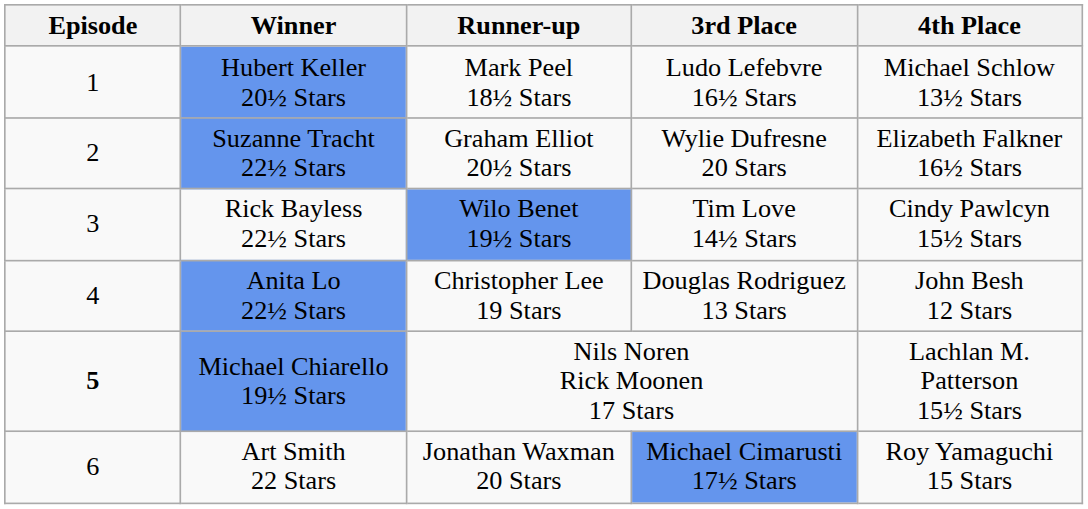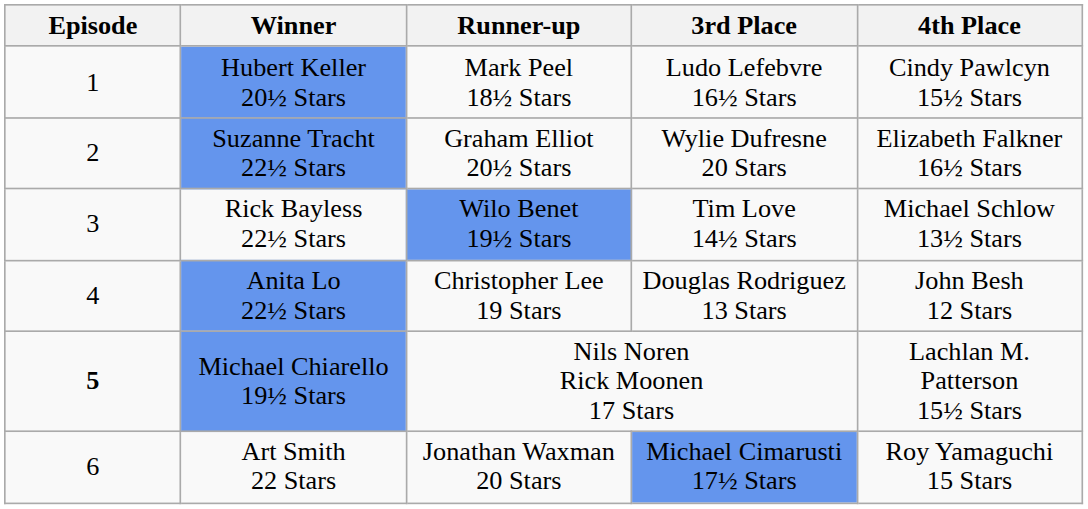(969, 81) Michael Schlow 13½ Stars -> (969, 81) Cindy Pawlcyn 15½ Stars
(969, 223) Cindy Pawlcyn 15½ Stars -> (969, 223) Michael Schlow 13½ Stars
